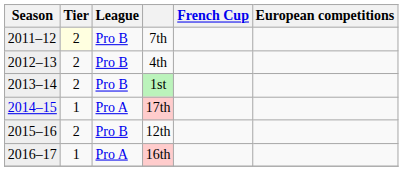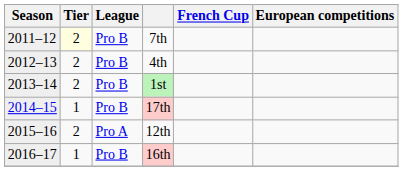(112, 108) Pro A -> (112, 108) Pro B
(112, 131) Pro B -> (112, 131) Pro A
(112, 154) Pro A -> (112, 154) Pro B
